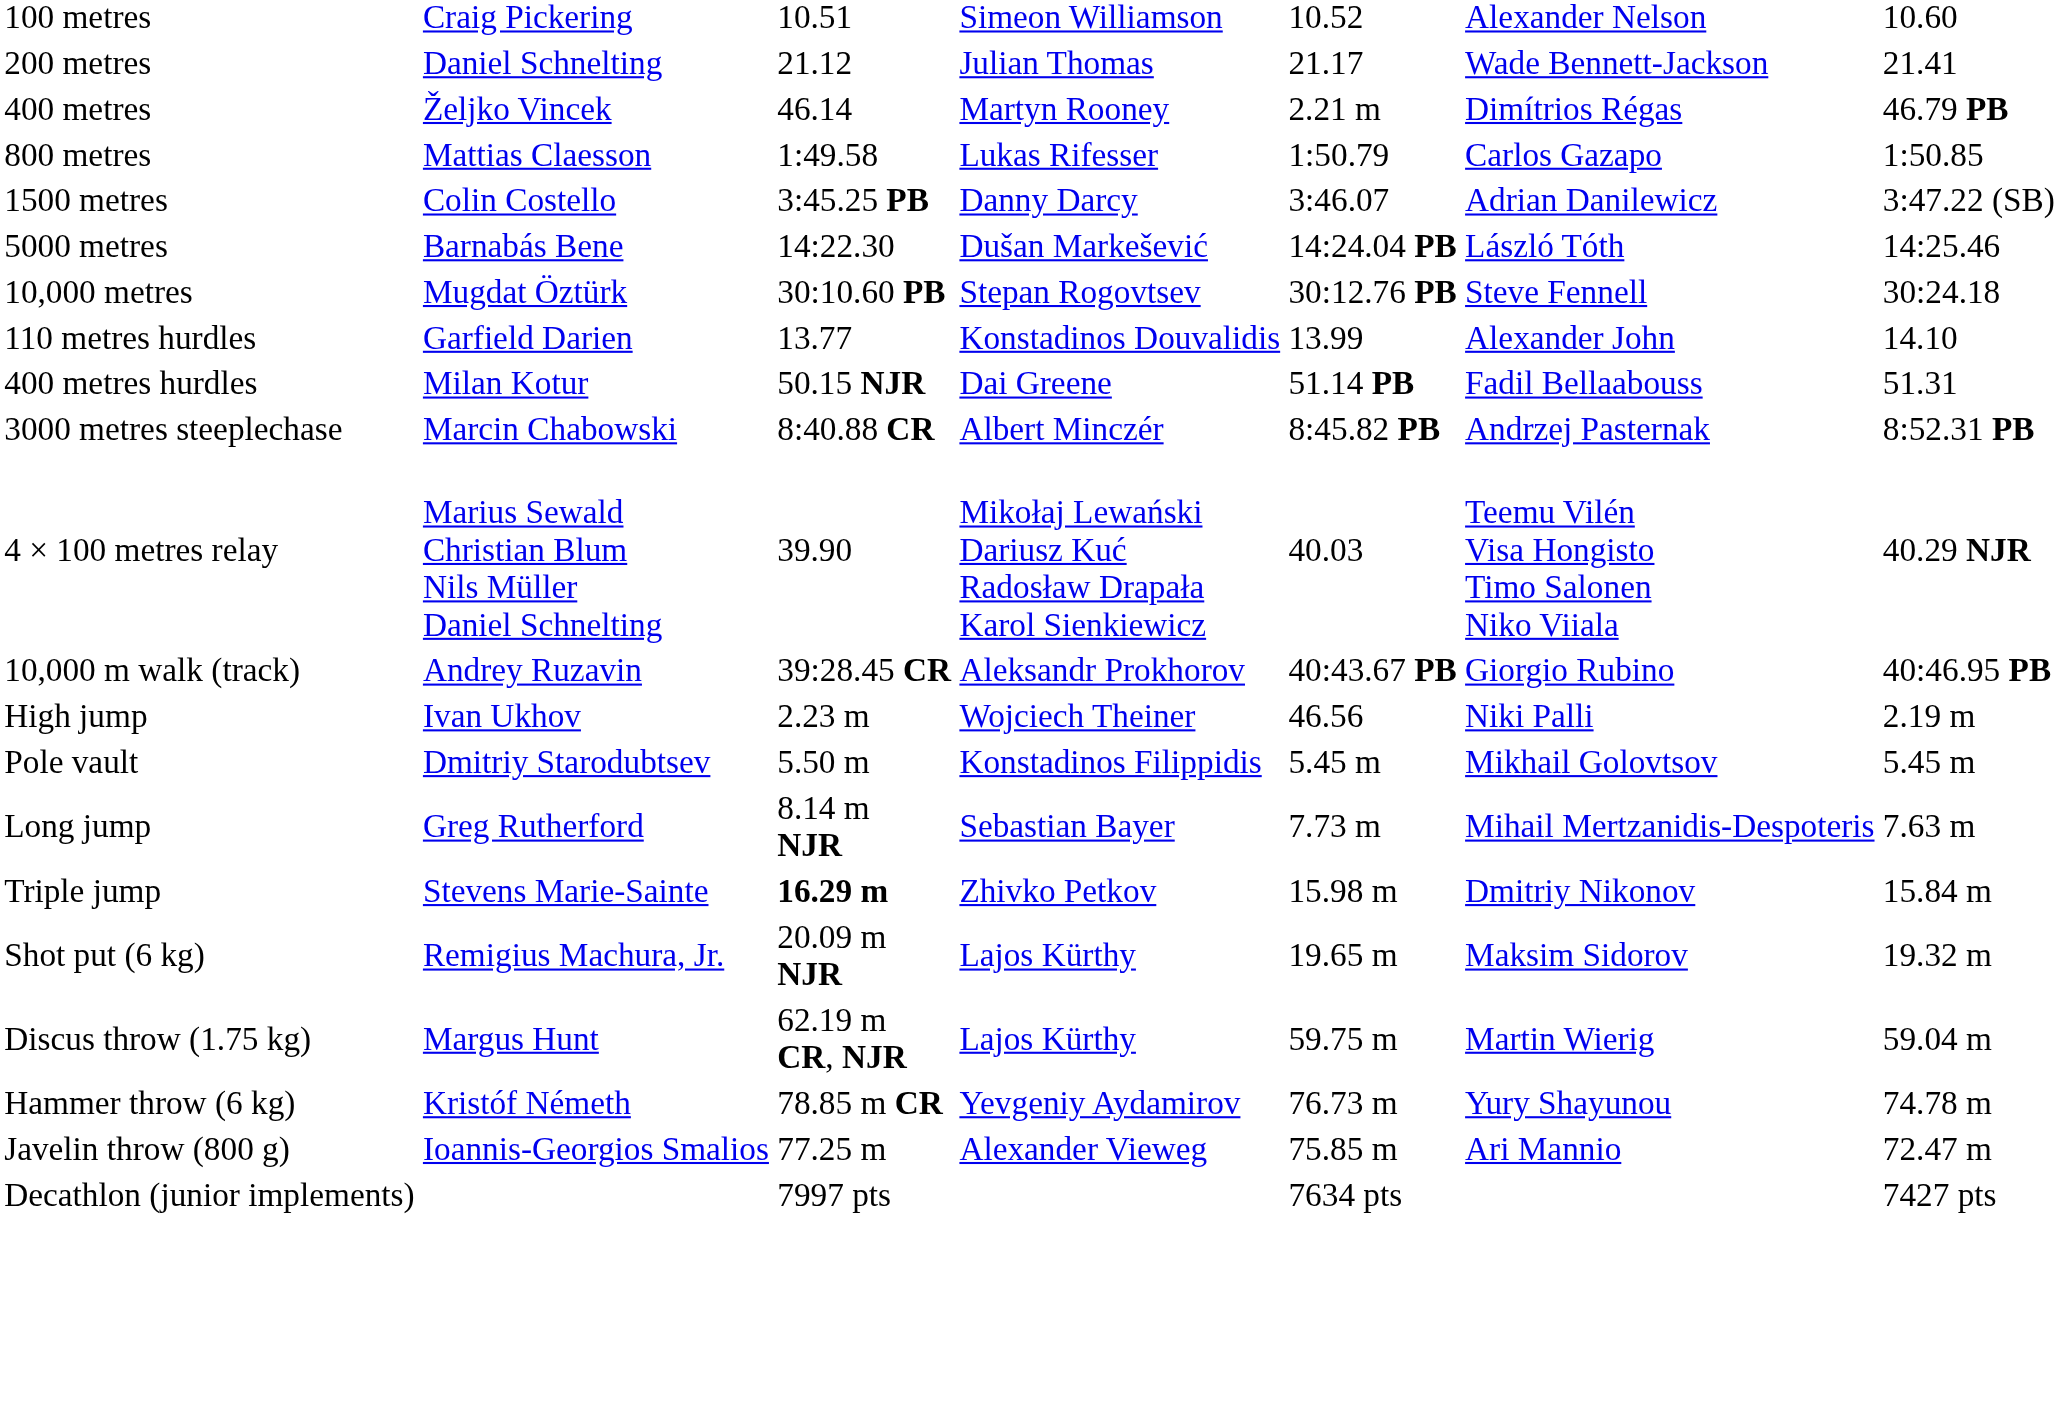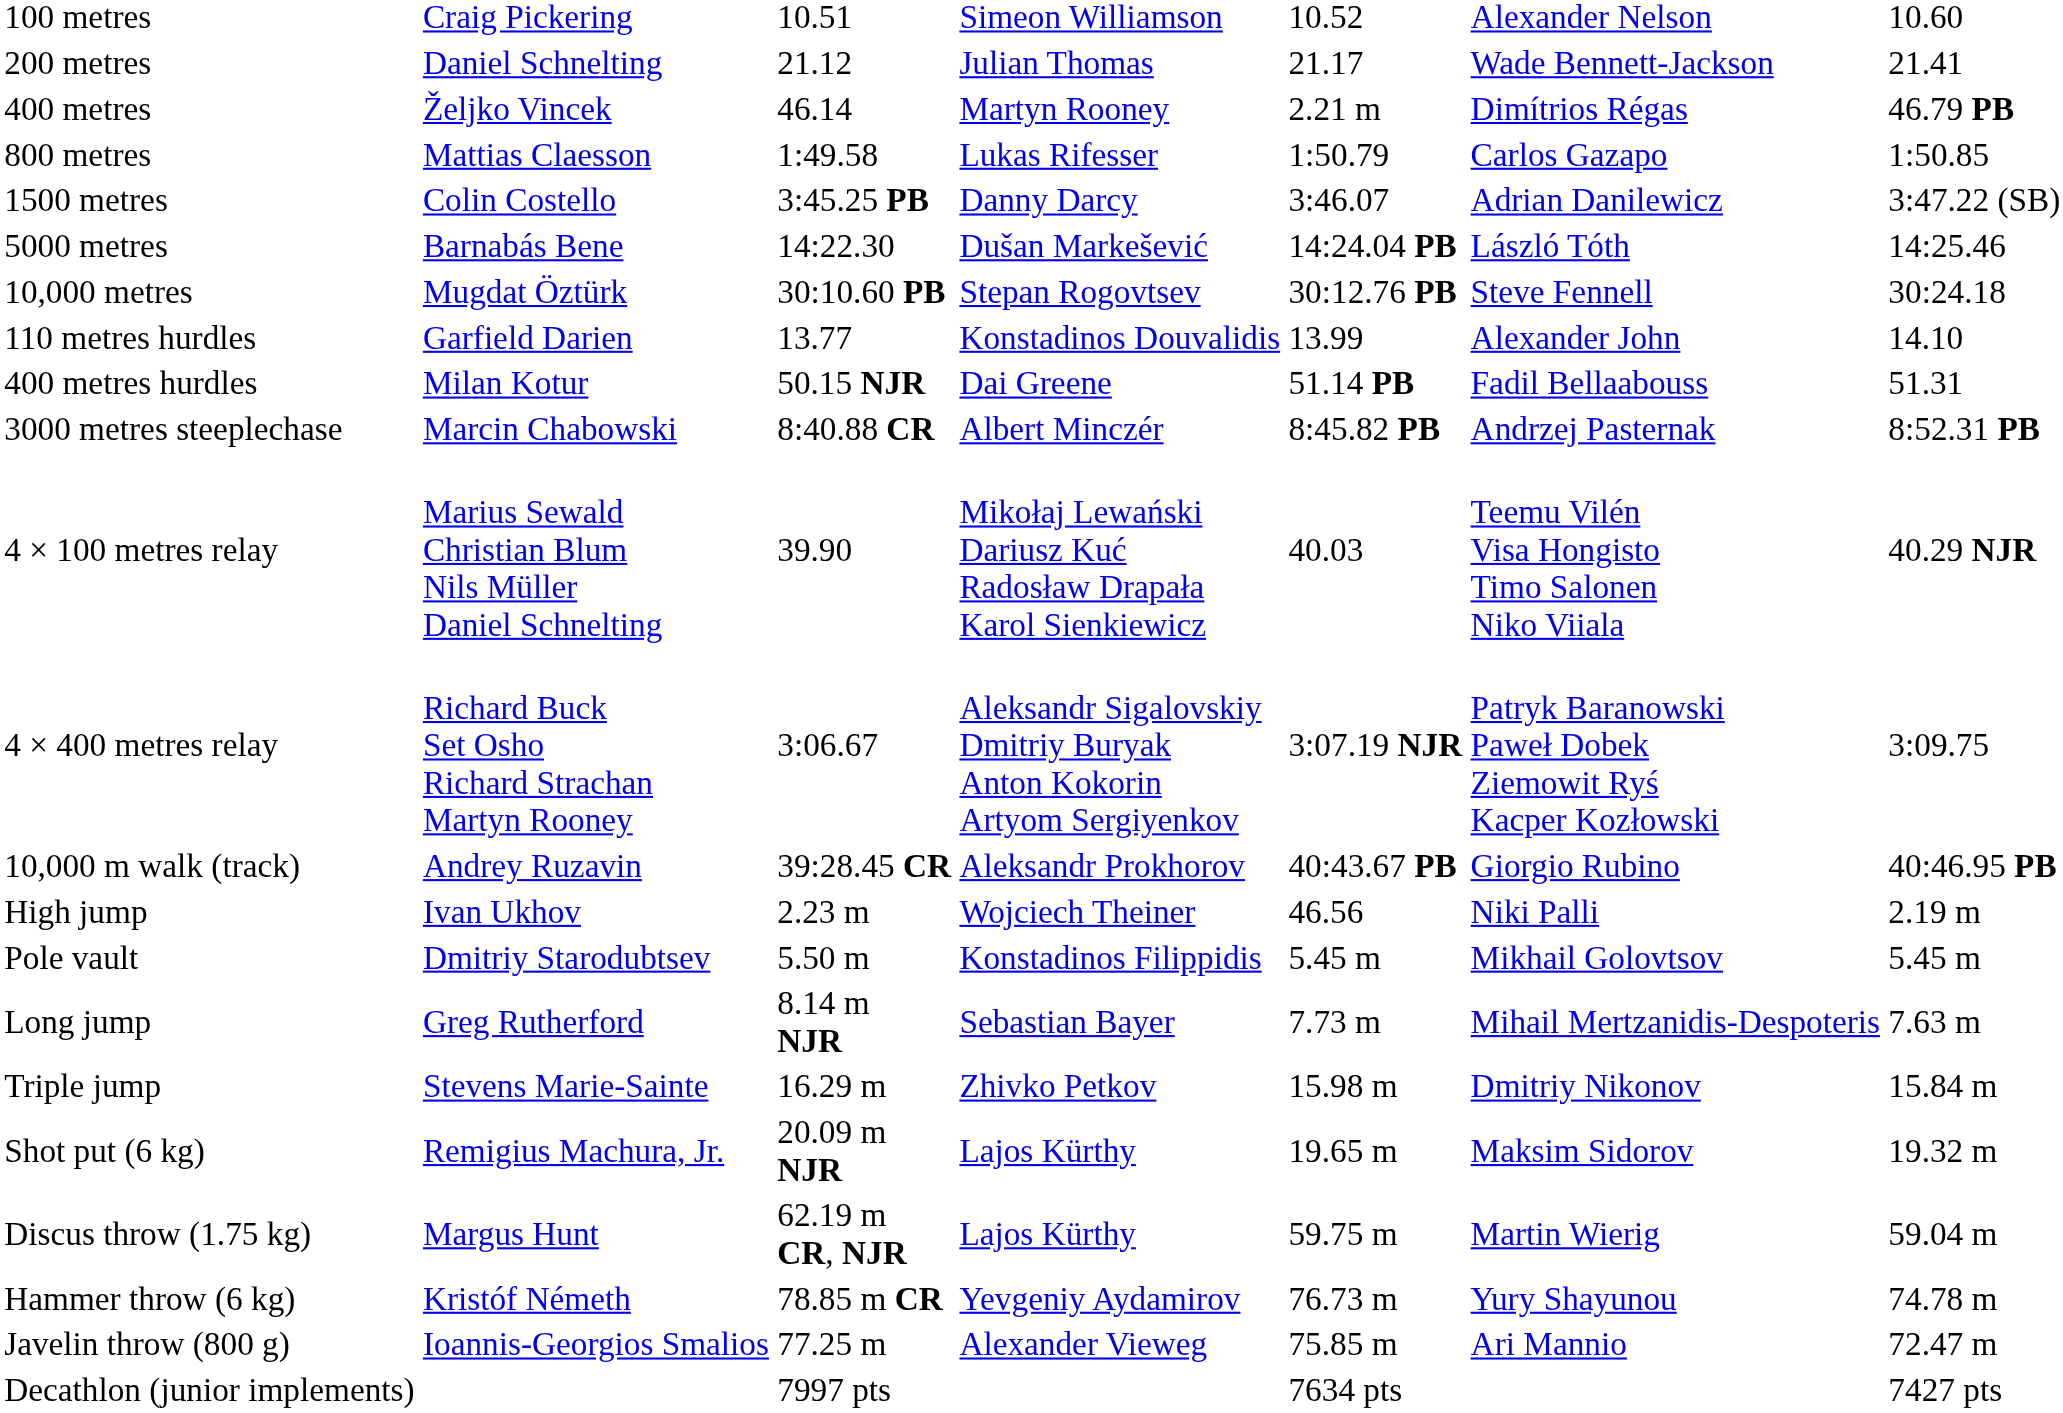+ row: (141, 745)
(833, 891) bold -> (832, 1086) normal
